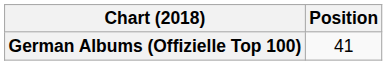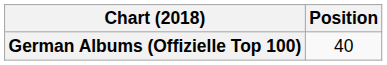(344, 45) 41 -> (344, 45) 40
